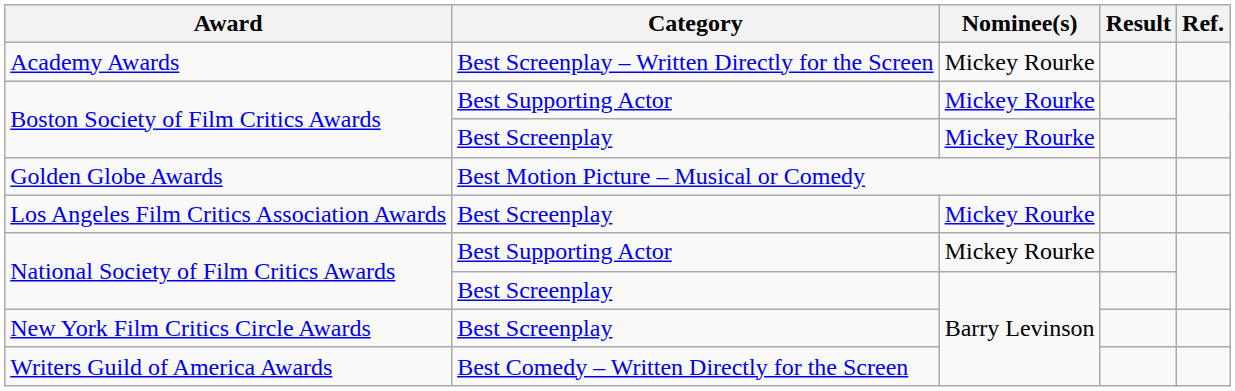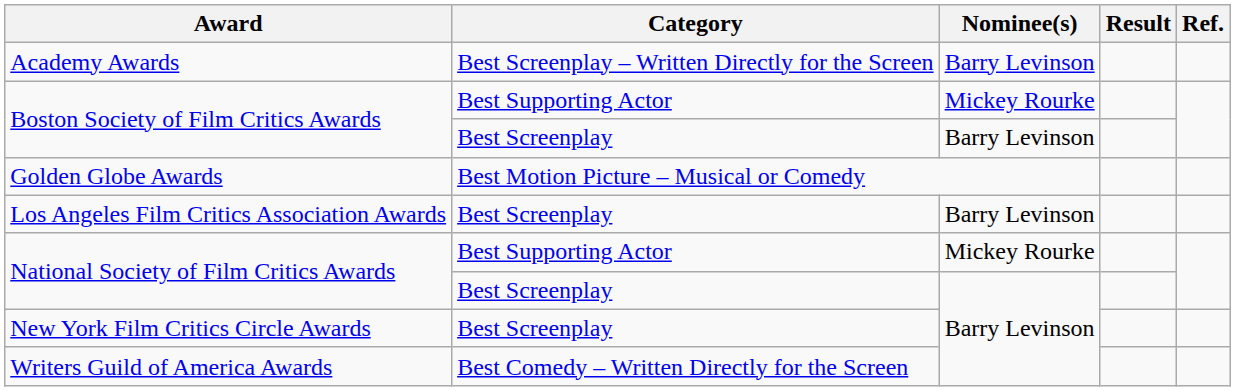(1020, 61) Mickey Rourke -> (1020, 61) Barry Levinson
(1020, 137) Mickey Rourke -> (1020, 137) Barry Levinson
(1020, 213) Mickey Rourke -> (1020, 213) Barry Levinson
